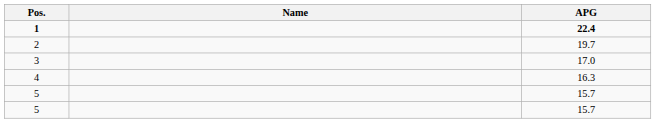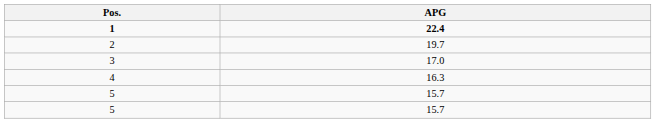- column: (295, 12)
